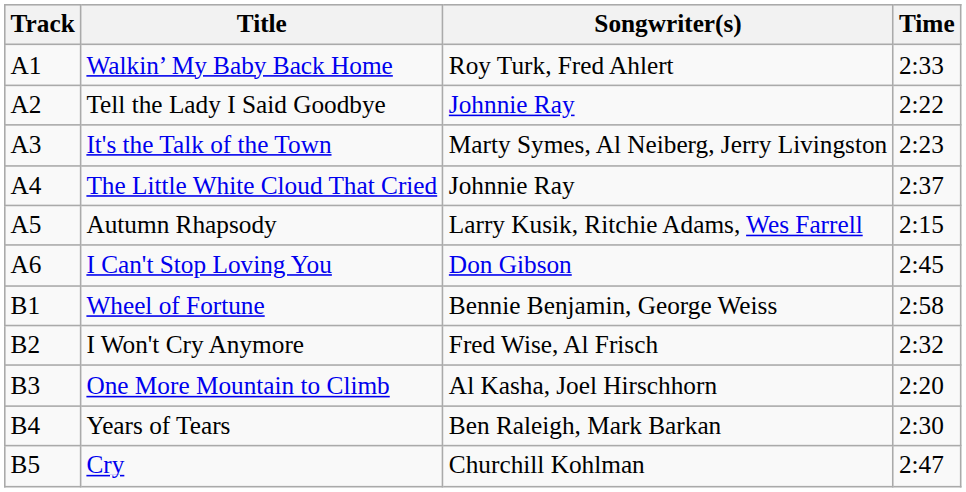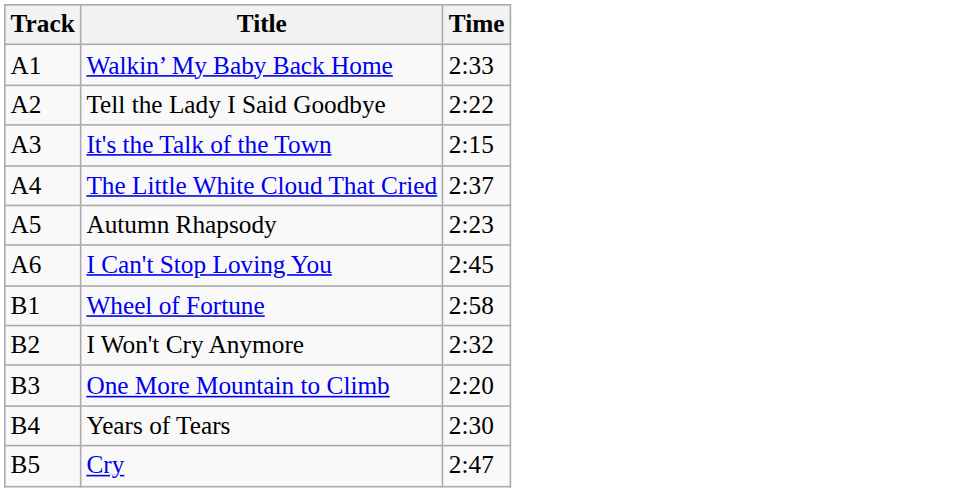- column: (668, 24)
(921, 144) 2:23 -> (471, 144) 2:15
(921, 225) 2:15 -> (471, 225) 2:23
